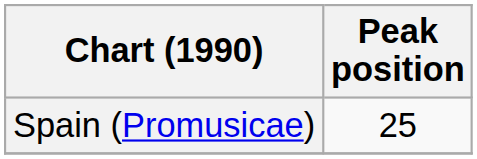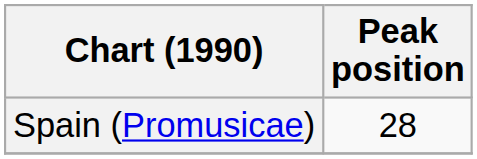(398, 125) 25 -> (398, 125) 28
